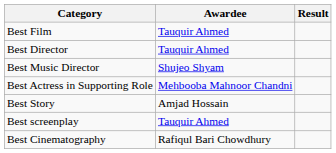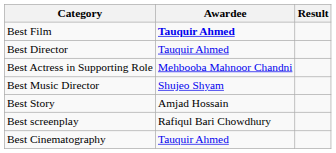(193, 31) normal -> (196, 31) bold
rows swapped: (80, 85) <-> (53, 67)
(193, 121) Tauquir Ahmed -> (214, 121) Rafiqul Bari Chowdhury
(214, 139) Rafiqul Bari Chowdhury -> (193, 139) Tauquir Ahmed
